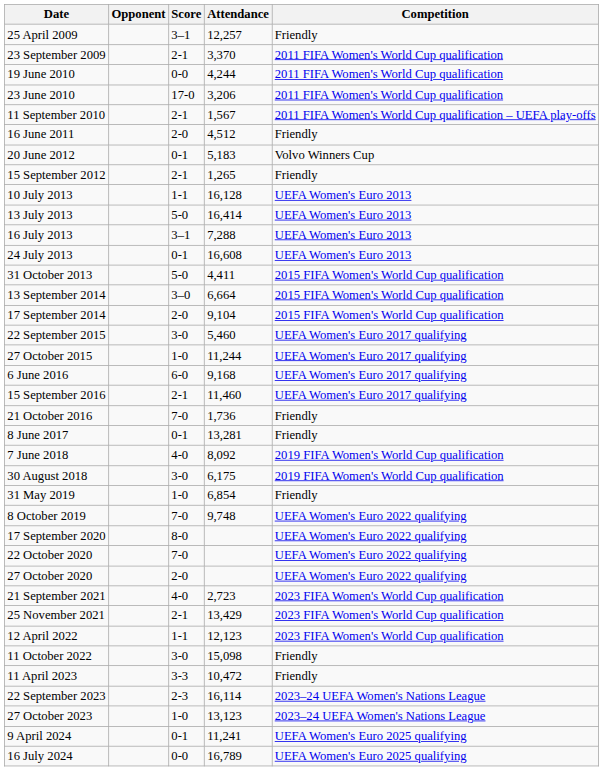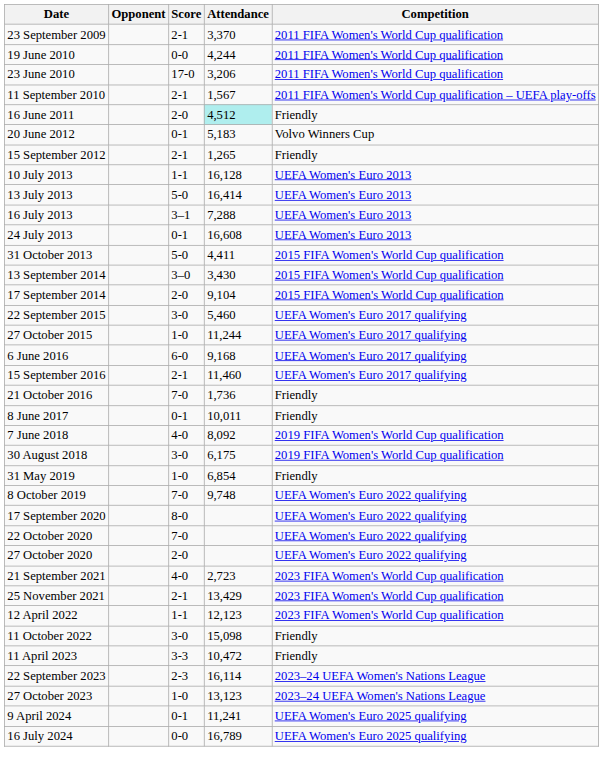- row: (42, 34)
(221, 134) no background -> (221, 114) paleturquoise background
(221, 295) 6,664 -> (221, 275) 3,430
(225, 435) 13,281 -> (224, 415) 10,011
